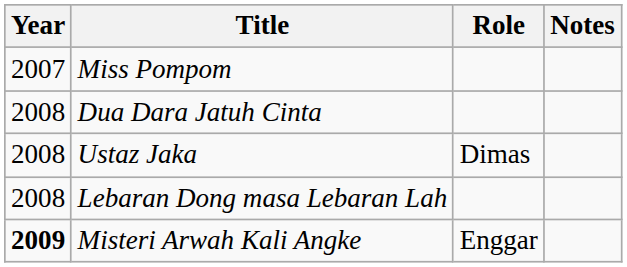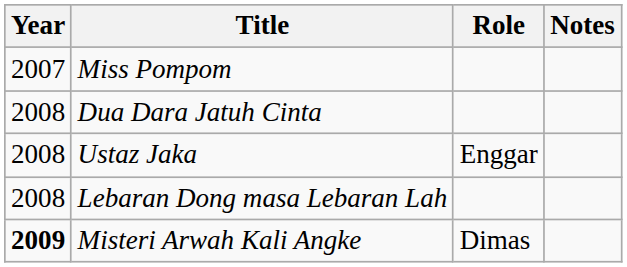(495, 154) Dimas -> (499, 154) Enggar
(499, 240) Enggar -> (495, 240) Dimas
